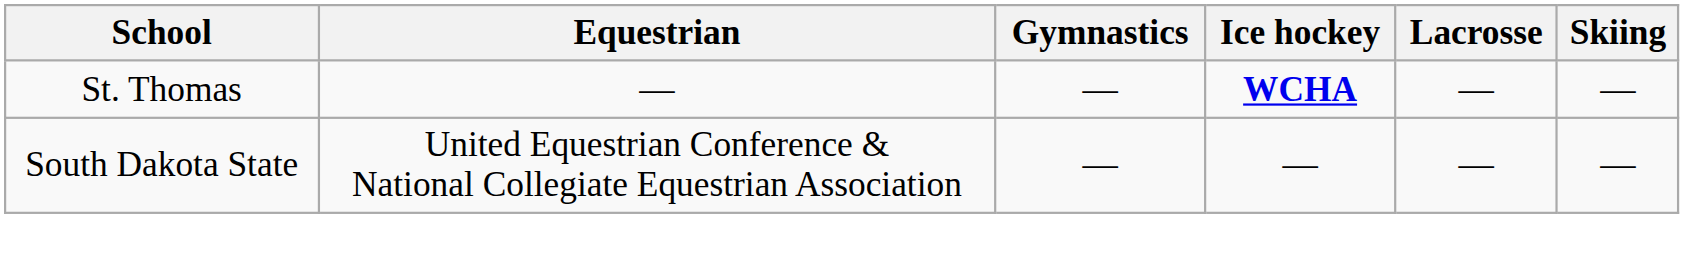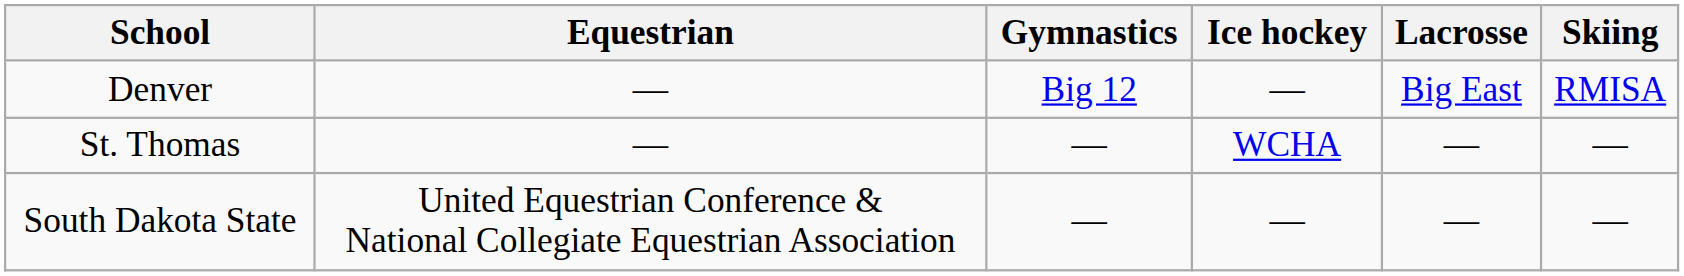+ row: (160, 88)
(1300, 88) bold -> (1287, 144) normal
